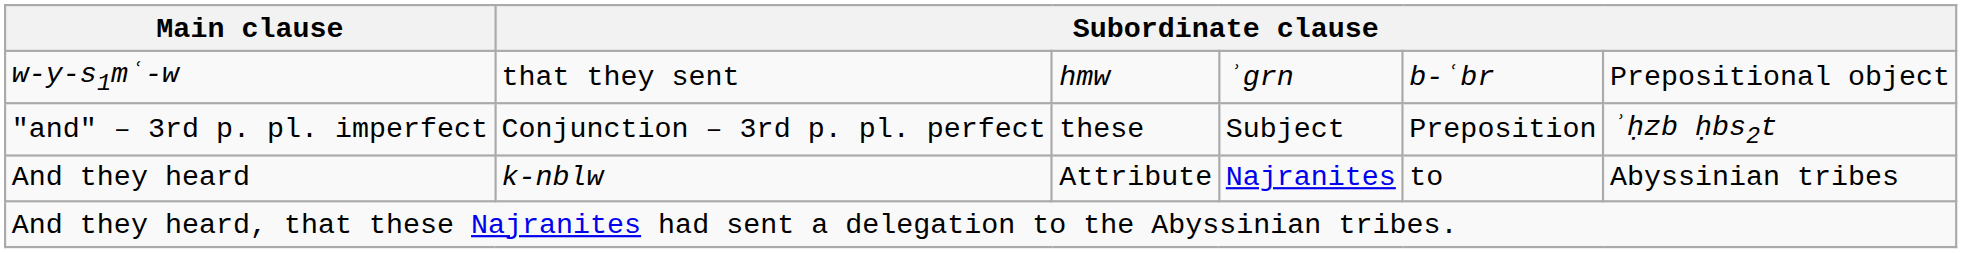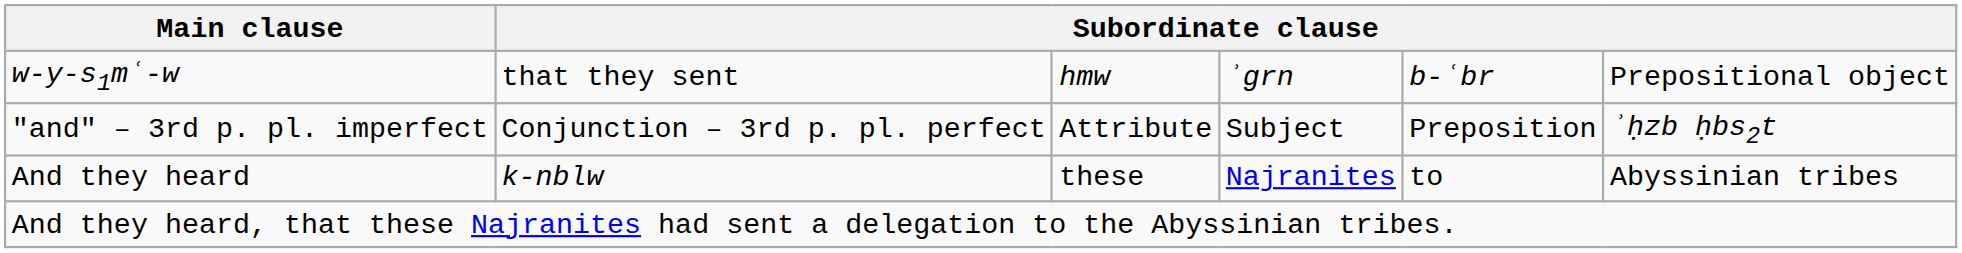(1102, 129) these -> (1136, 129) Attribute
(1136, 178) Attribute -> (1102, 178) these
